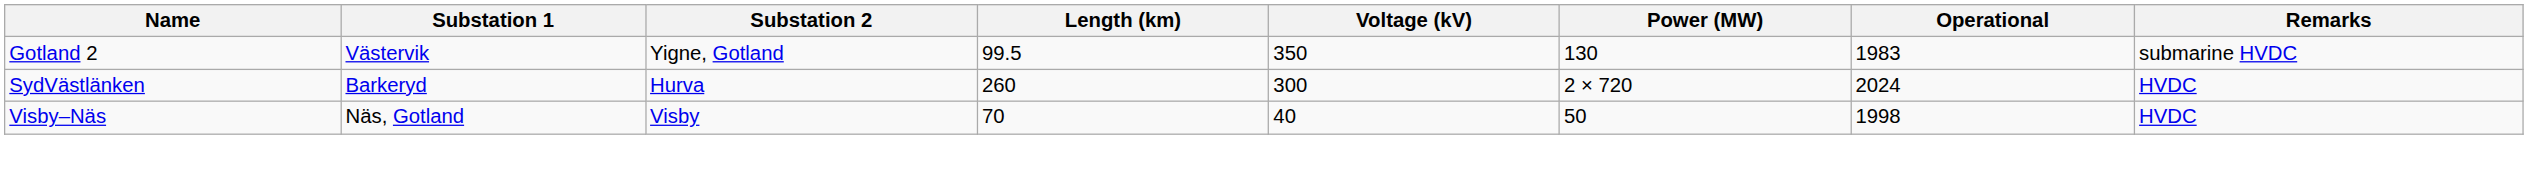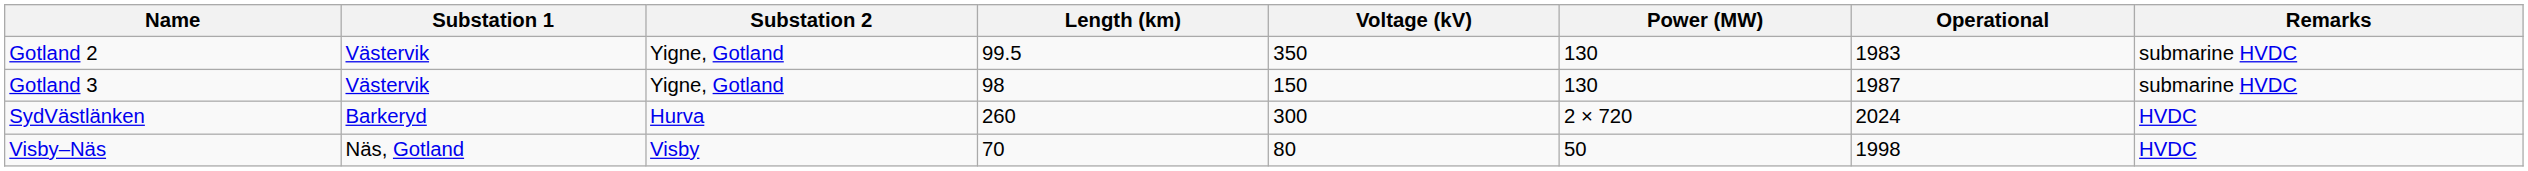+ row: (53, 85)
(1285, 117) 40 -> (1285, 149) 80
